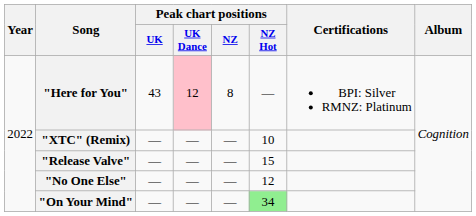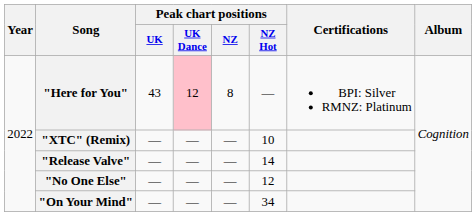(268, 160) 15 -> (268, 160) 14
(268, 201) lightgreen background -> (268, 201) no background
